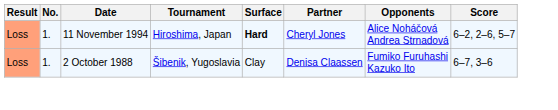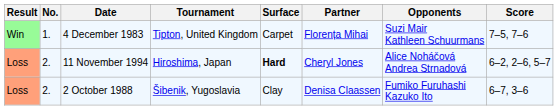+ row: (103, 34)
(46, 34) 1. -> (46, 62) 2.
(46, 62) 1. -> (46, 90) 2.
